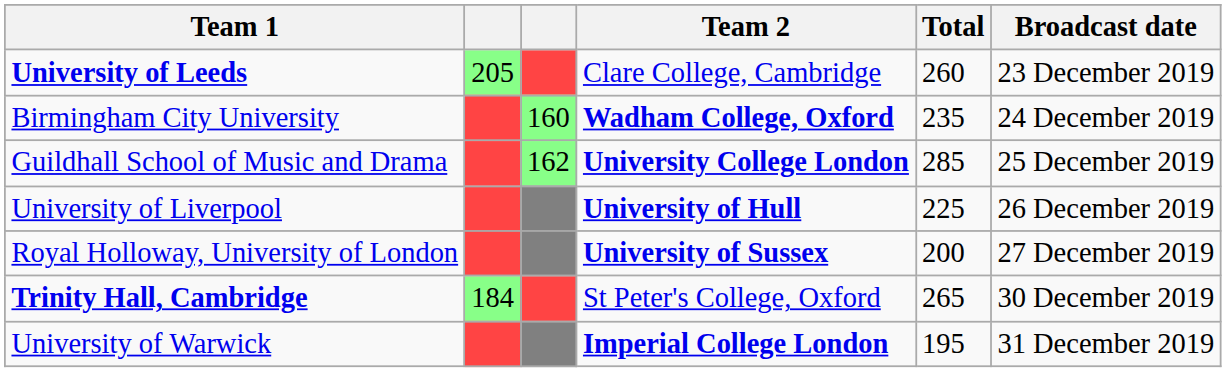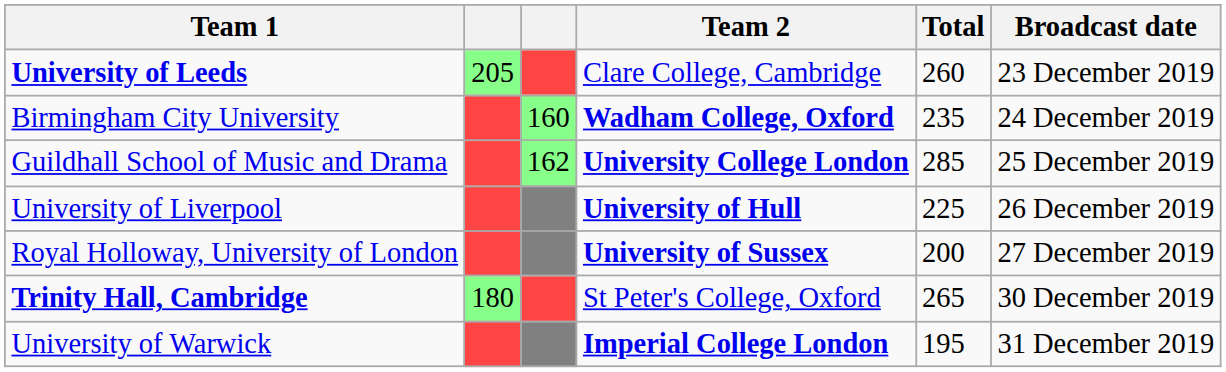(493, 298) 184 -> (493, 298) 180
